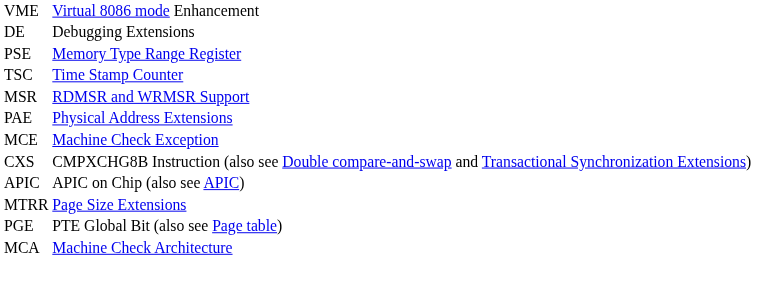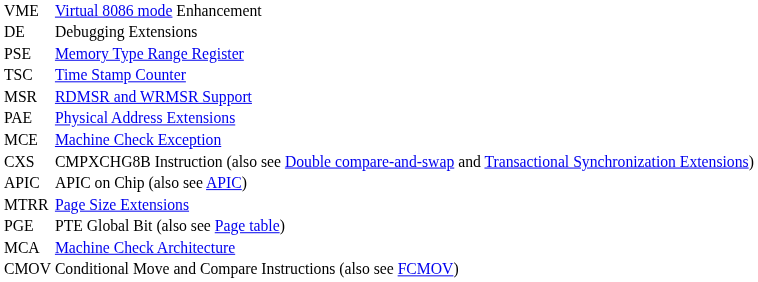+ row: (27, 269)
